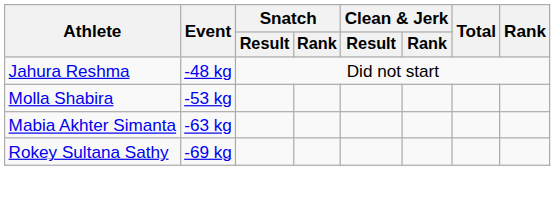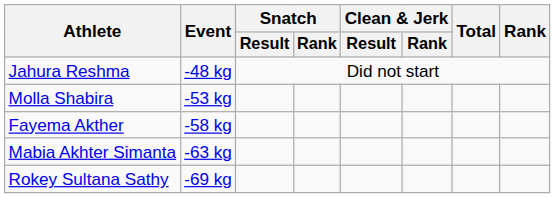+ row: (66, 125)
